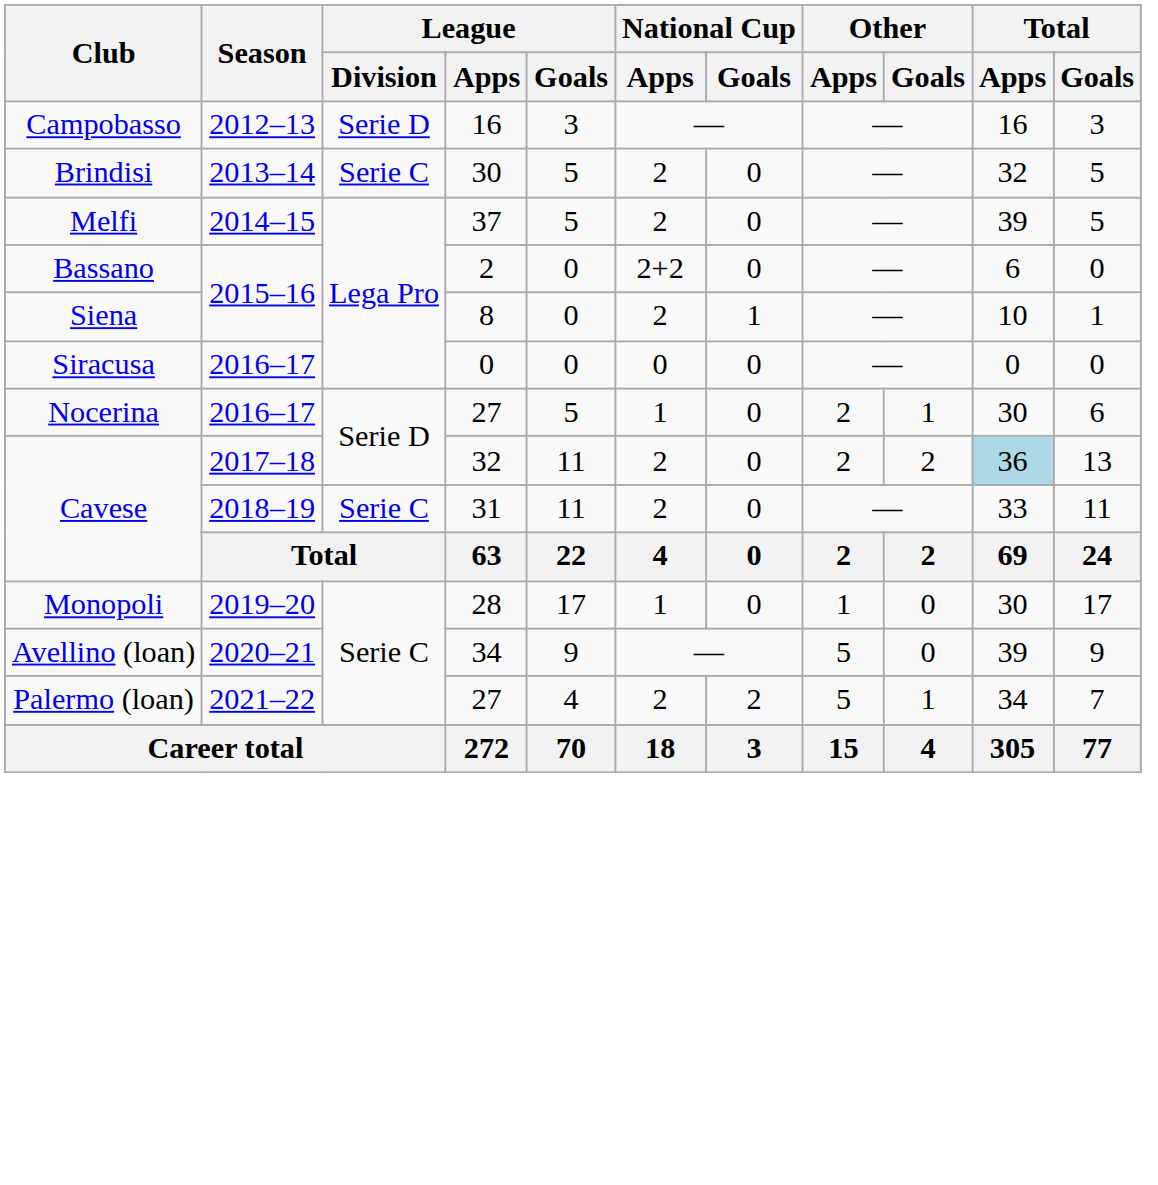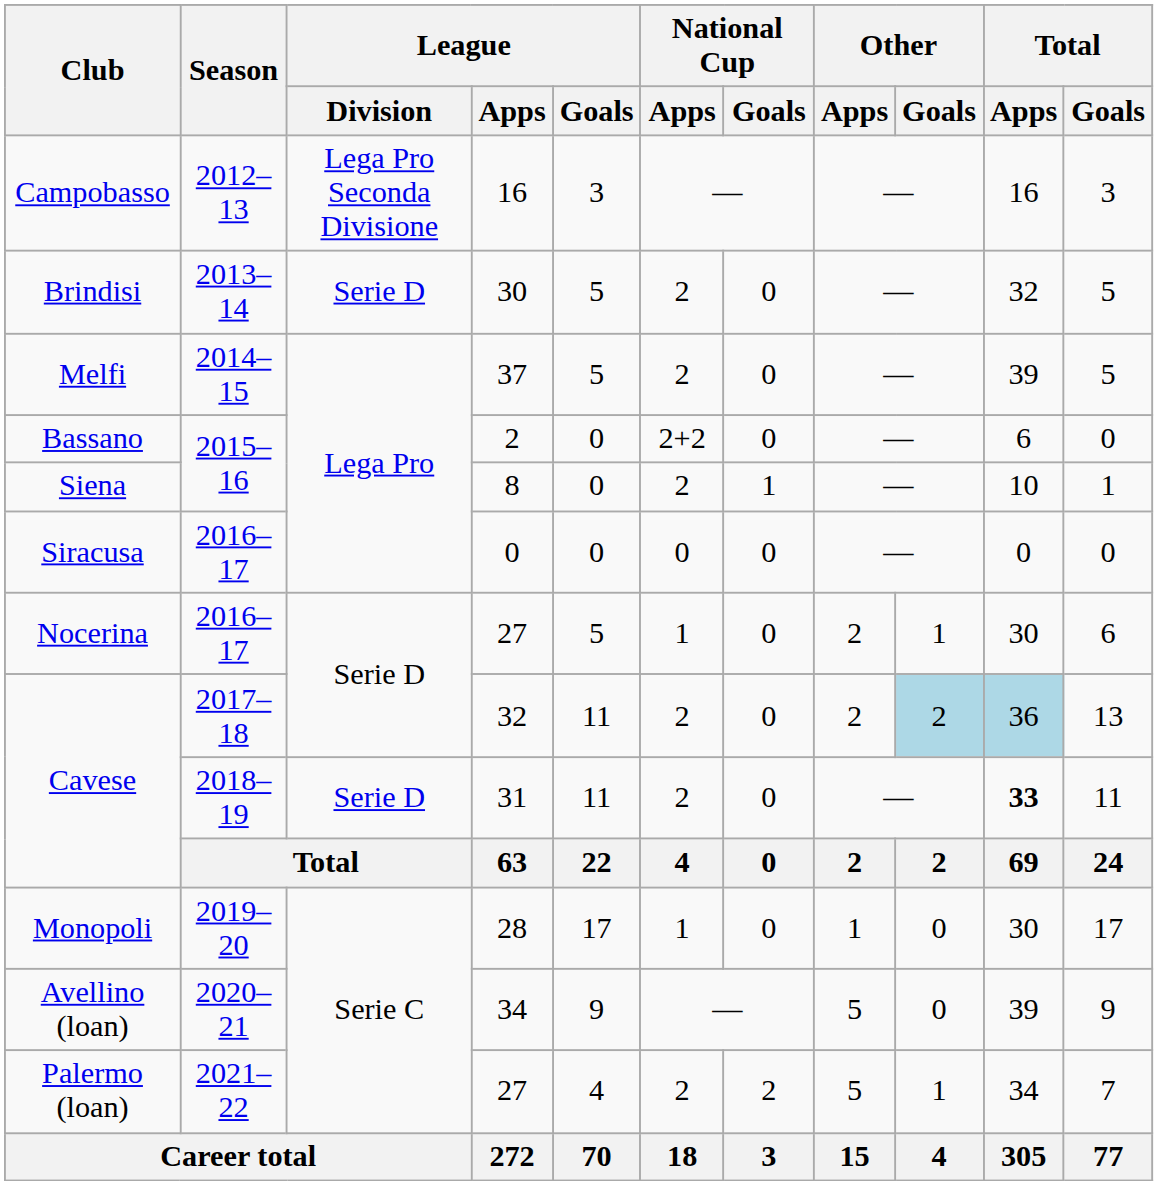(384, 124) Serie D -> (379, 192) Lega Pro Seconda Divisione
(384, 172) Serie C -> (379, 291) Serie D
(928, 460) no background -> (939, 715) lightblue background
(384, 508) Serie C -> (379, 797) Serie D
(1013, 508) normal -> (1024, 797) bold
